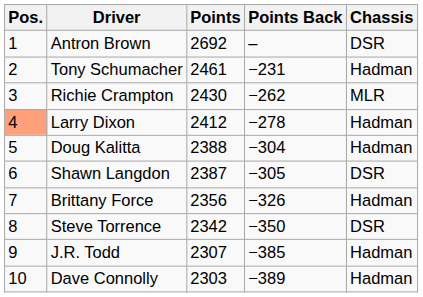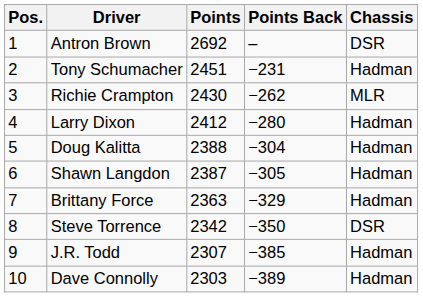(209, 69) 2461 -> (209, 69) 2451
(13, 122) lightsalmon background -> (13, 122) no background
(267, 122) −278 -> (267, 122) −280
(368, 174) DSR -> (381, 174) Hadman
(209, 200) 2356 -> (209, 200) 2363
(267, 200) −326 -> (267, 200) −329
